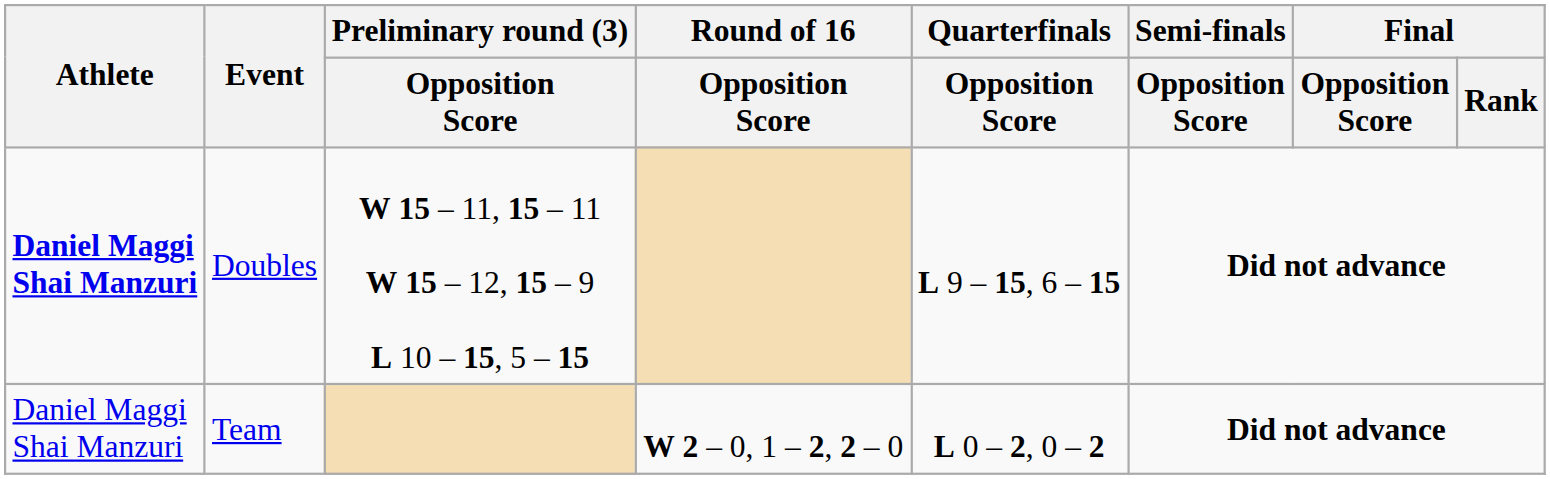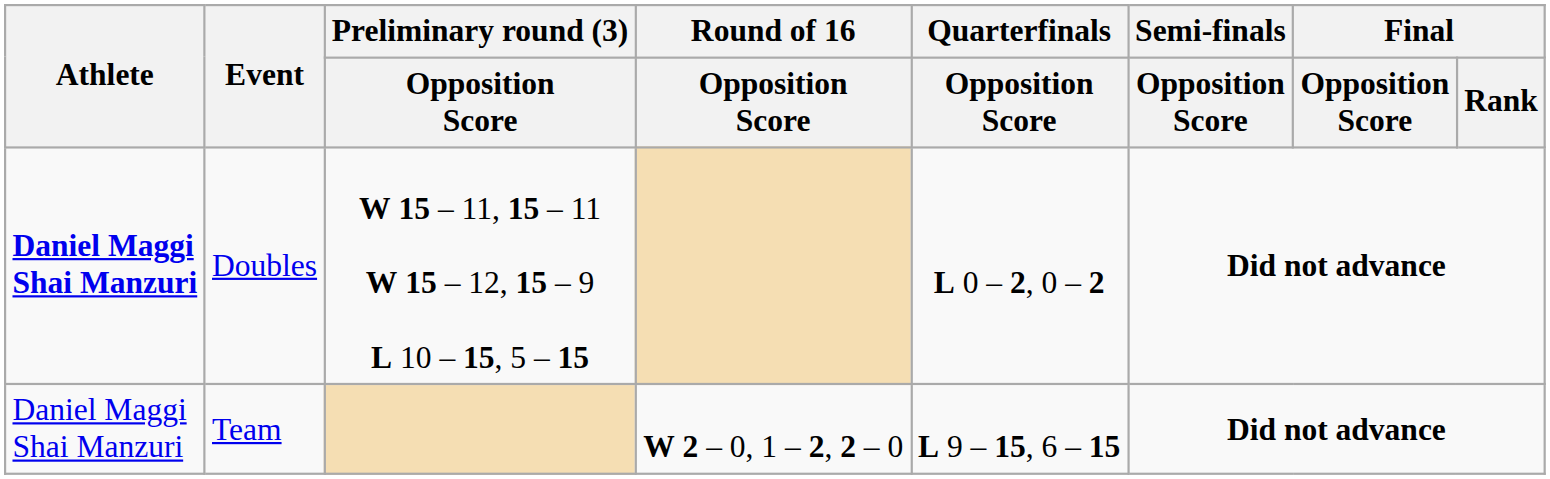(1019, 283) L 9 – 15, 6 – 15 -> (1019, 283) L 0 – 2, 0 – 2
(1019, 447) L 0 – 2, 0 – 2 -> (1019, 447) L 9 – 15, 6 – 15
